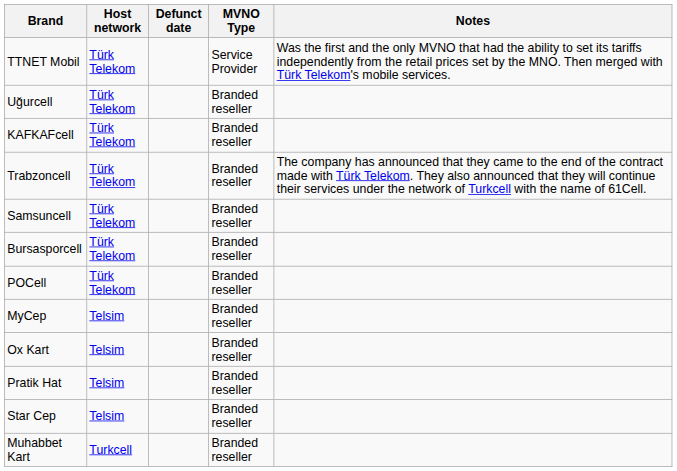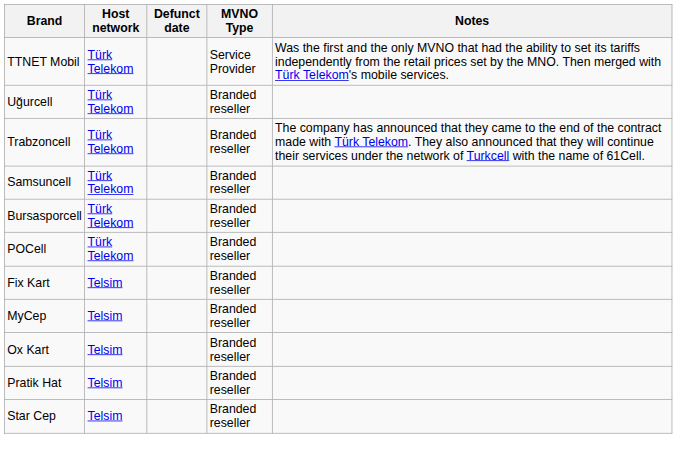- row: (40, 135)
+ row: (28, 282)
- row: (35, 449)
